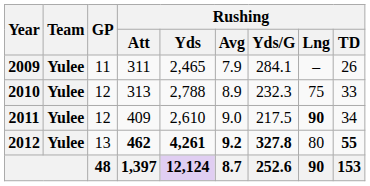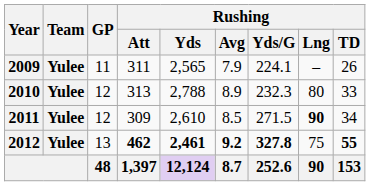(188, 67) 2,465 -> (188, 67) 2,565
(274, 67) 284.1 -> (274, 67) 224.1
(316, 92) 75 -> (316, 92) 80
(139, 117) 409 -> (139, 117) 309
(232, 117) 9.0 -> (232, 117) 8.5
(274, 117) 217.5 -> (274, 117) 271.5
(188, 142) 4,261 -> (188, 142) 2,461
(316, 142) 80 -> (316, 142) 75
